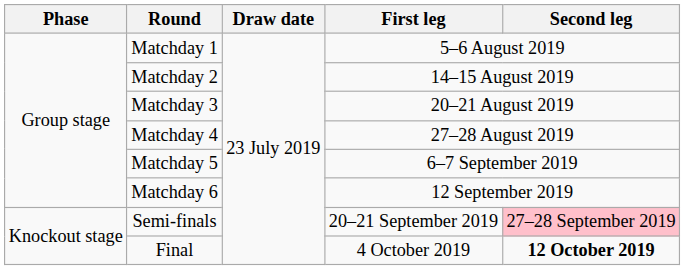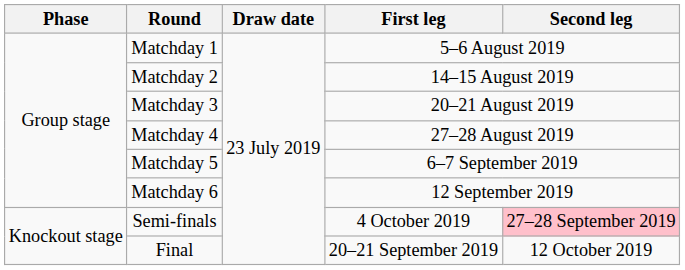(413, 221) 20–21 September 2019 -> (413, 221) 4 October 2019
(413, 250) 4 October 2019 -> (413, 250) 20–21 September 2019
(591, 250) bold -> (591, 250) normal
